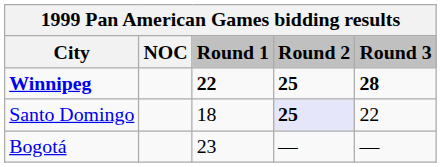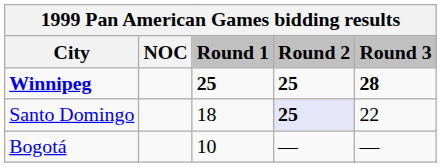(207, 83) 22 -> (207, 83) 25
(207, 146) 23 -> (207, 146) 10
